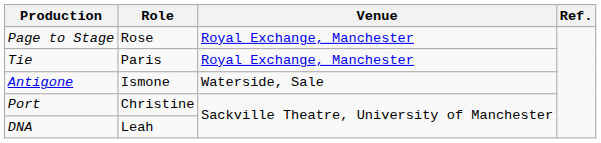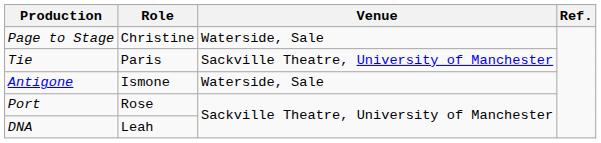(137, 38) Rose -> (158, 38) Christine
(307, 38) Royal Exchange, Manchester -> (262, 38) Waterside, Sale
(307, 60) Royal Exchange, Manchester -> (377, 60) Sackville Theatre, University of Manchester
(158, 105) Christine -> (137, 105) Rose
